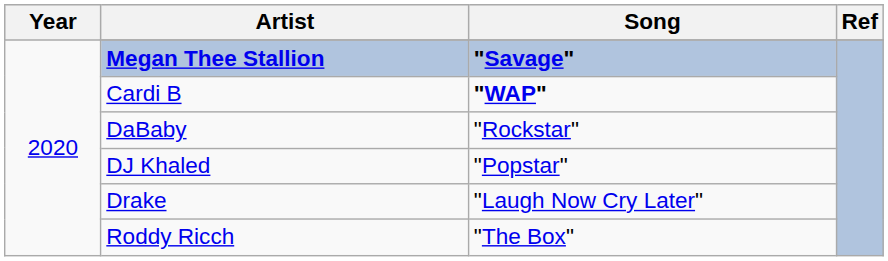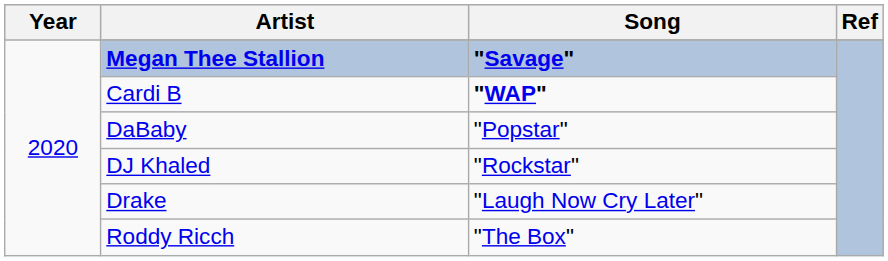(526, 129) "Rockstar" -> (521, 129) "Popstar"
(521, 165) "Popstar" -> (526, 165) "Rockstar"
